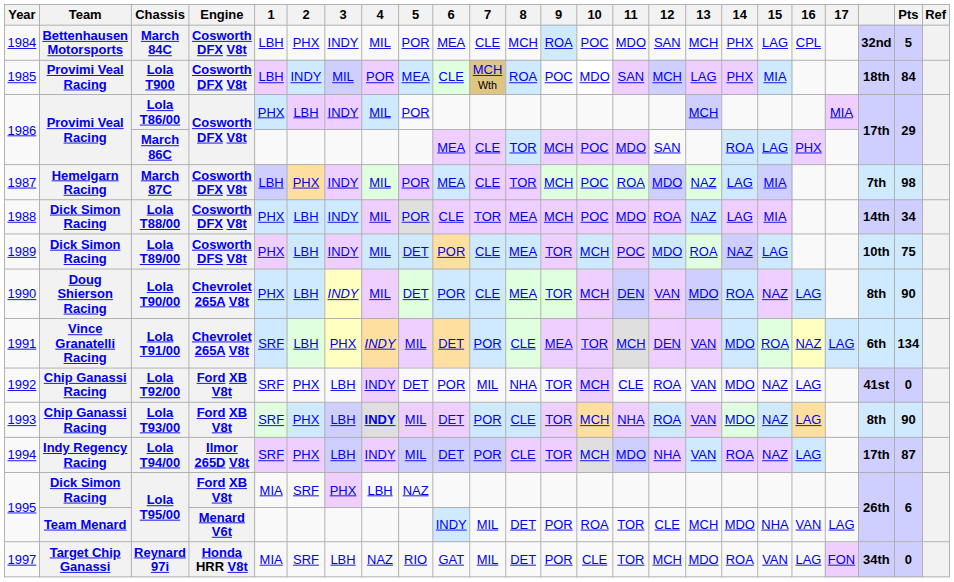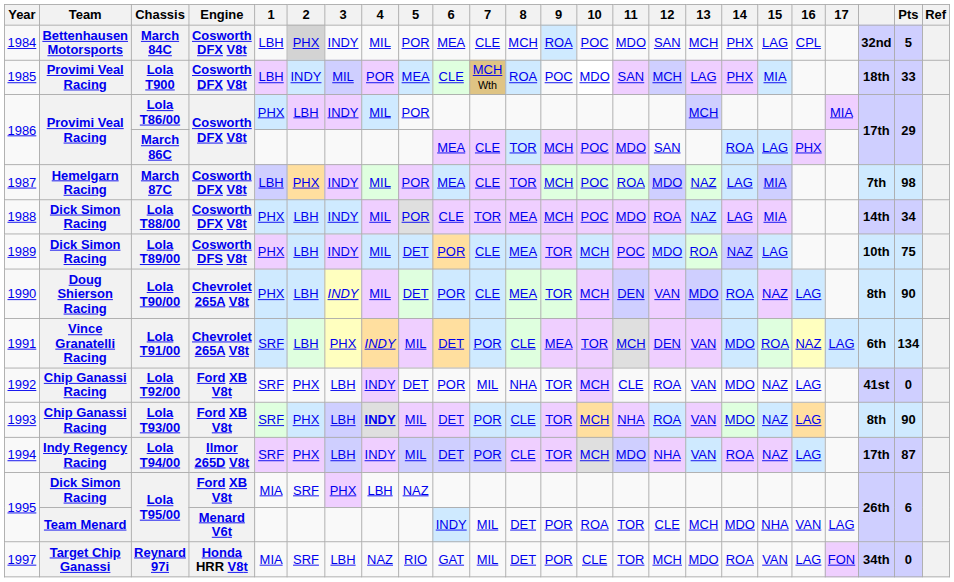(306, 43) no background -> (306, 43) lightgrey background
(908, 78) 84 -> (908, 78) 33
